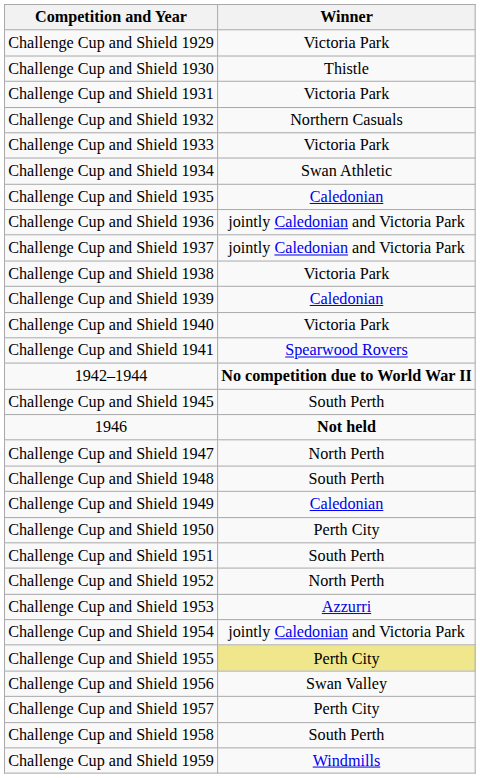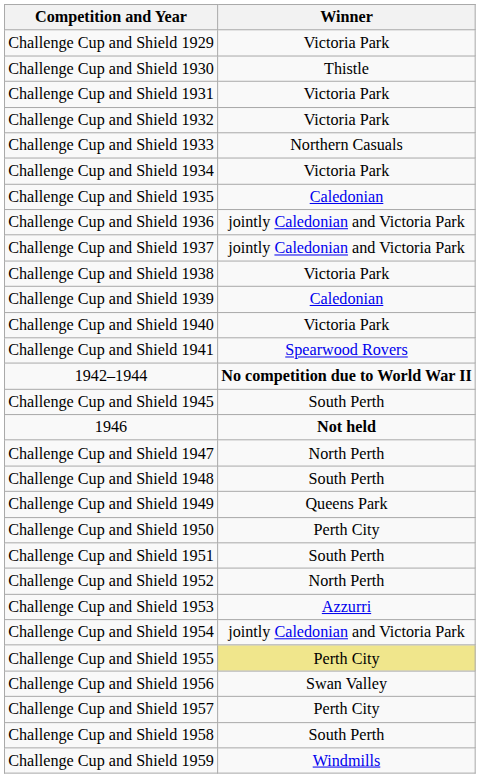(347, 119) Northern Casuals -> (346, 119) Victoria Park
(346, 145) Victoria Park -> (347, 145) Northern Casuals
(347, 171) Swan Athletic -> (346, 171) Victoria Park
(347, 504) Caledonian -> (347, 504) Queens Park
